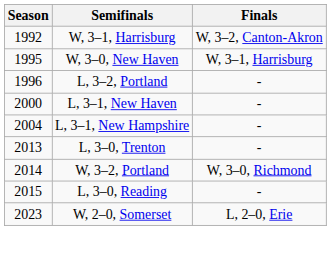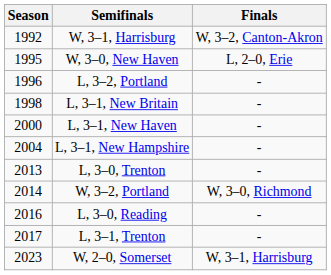(259, 59) W, 3–1, Harrisburg -> (259, 59) L, 2–0, Erie
+ row: (122, 103)
(28, 192) 2015 -> (28, 214) 2016
+ row: (122, 236)
(259, 214) L, 2–0, Erie -> (259, 258) W, 3–1, Harrisburg
